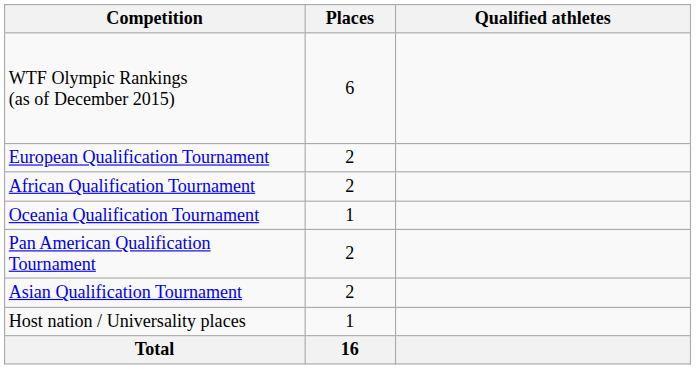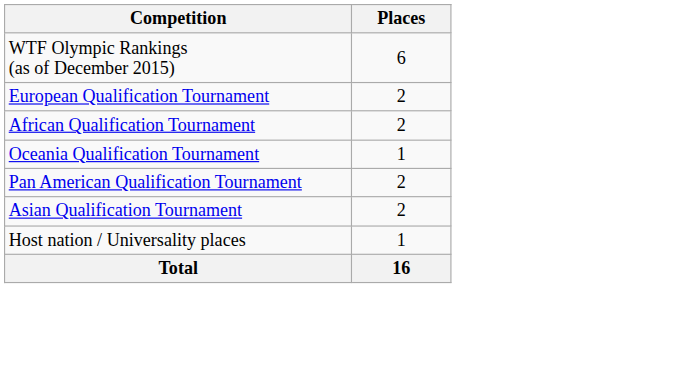- column: (543, 18)
